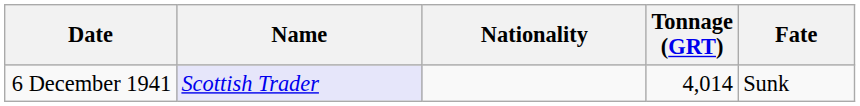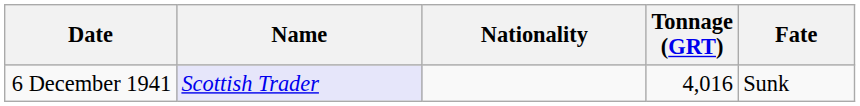(708, 82) 4,014 -> (708, 82) 4,016
